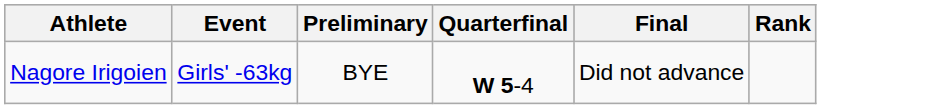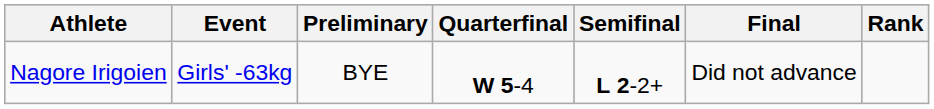+ column: (630, 23)
